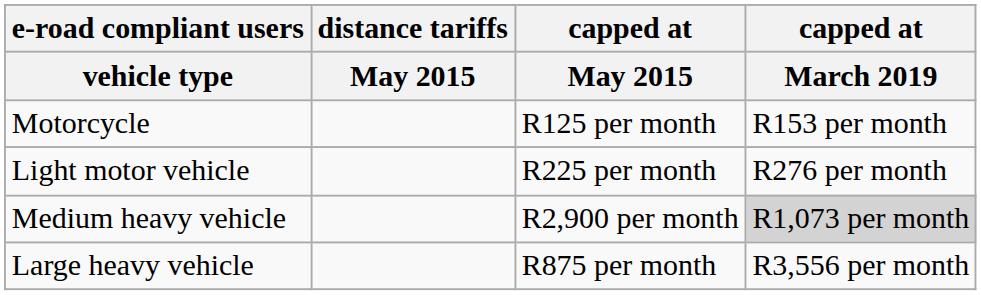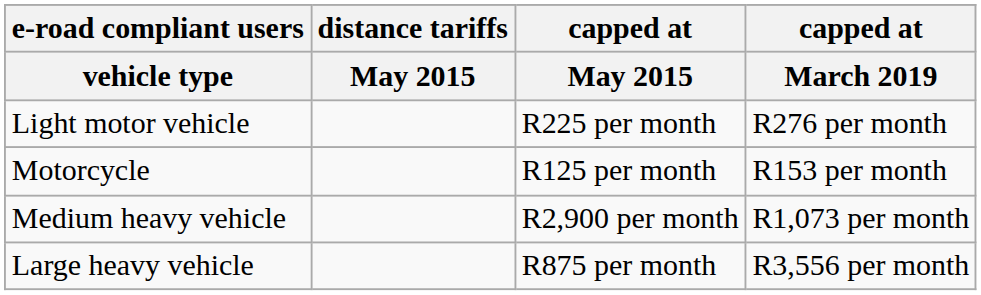rows swapped: (81, 123) <-> (131, 170)
(861, 218) lightgrey background -> (861, 218) no background
